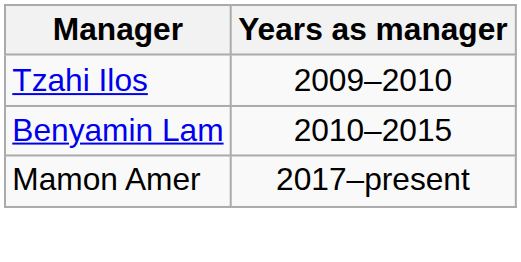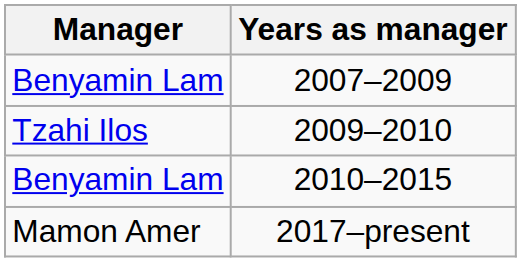+ row: (373, 79)
